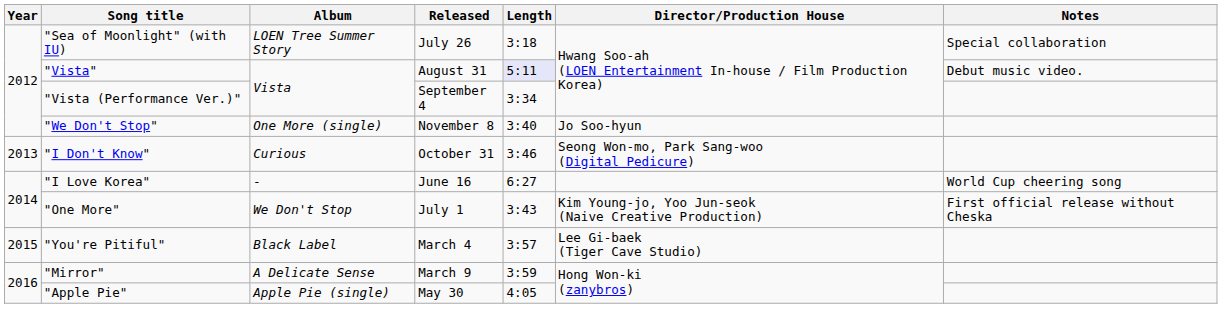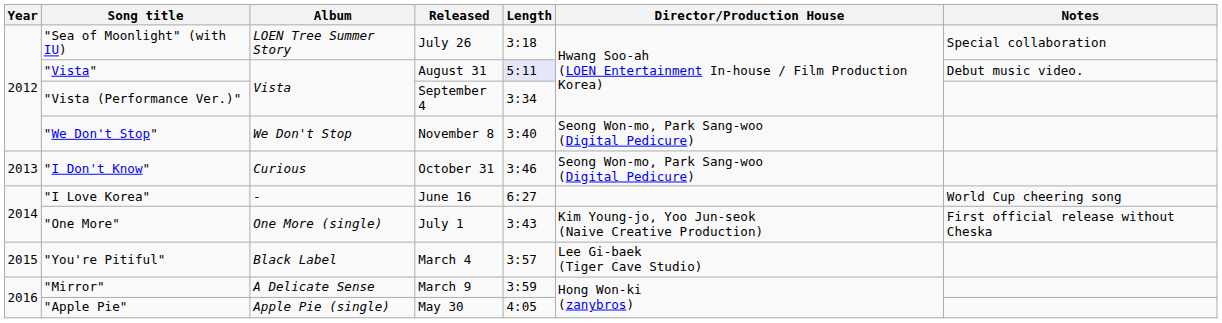(318, 126) One More (single) -> (303, 133) We Don't Stop
(600, 126) Jo Soo-hyun -> (661, 133) Seong Won-mo, Park Sang-woo (Digital Pedicure)
(303, 210) We Don't Stop -> (318, 224) One More (single)
